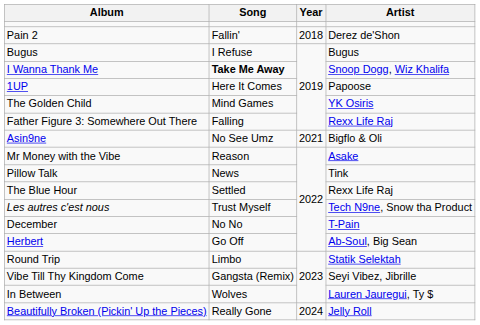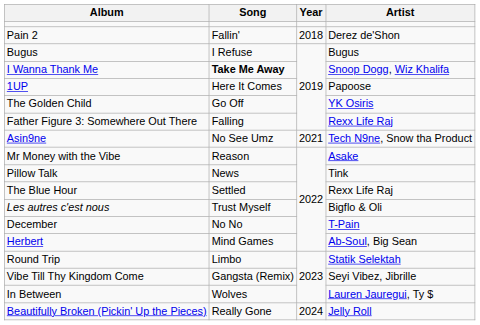(243, 104) Mind Games -> (228, 104) Go Off
(355, 138) Bigflo & Oli -> (400, 138) Tech N9ne, Snow tha Product
(400, 207) Tech N9ne, Snow tha Product -> (355, 207) Bigflo & Oli
(228, 242) Go Off -> (243, 242) Mind Games
